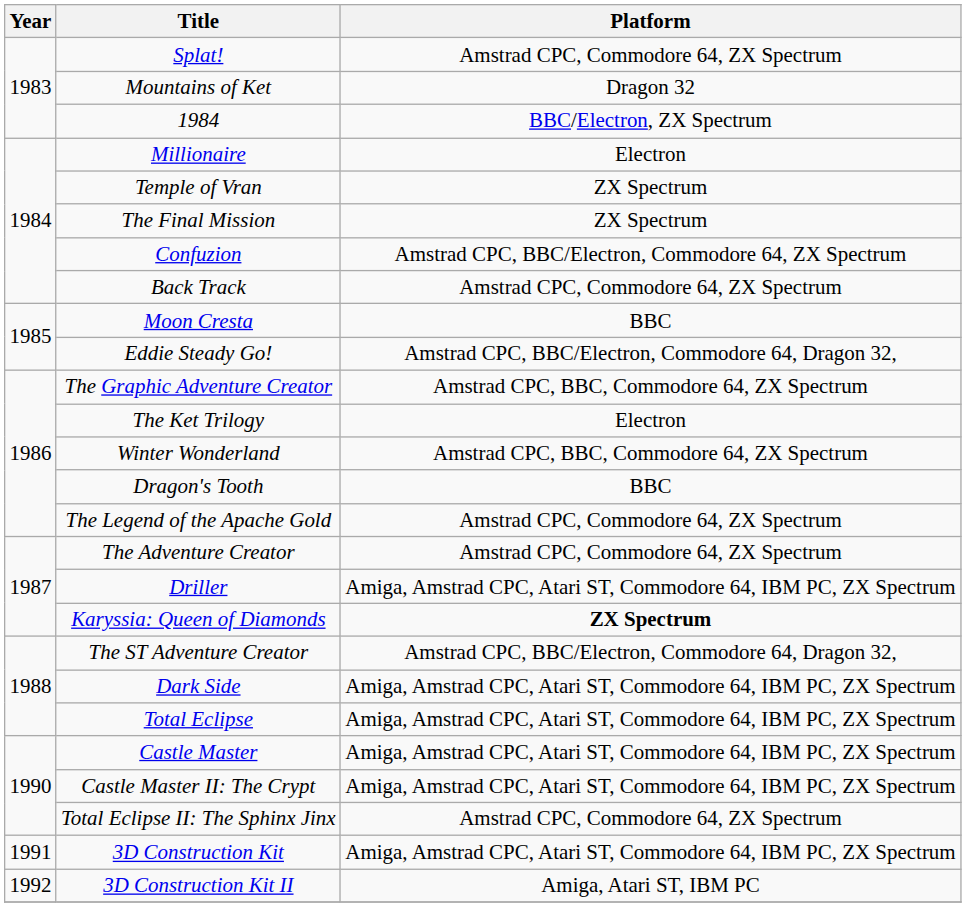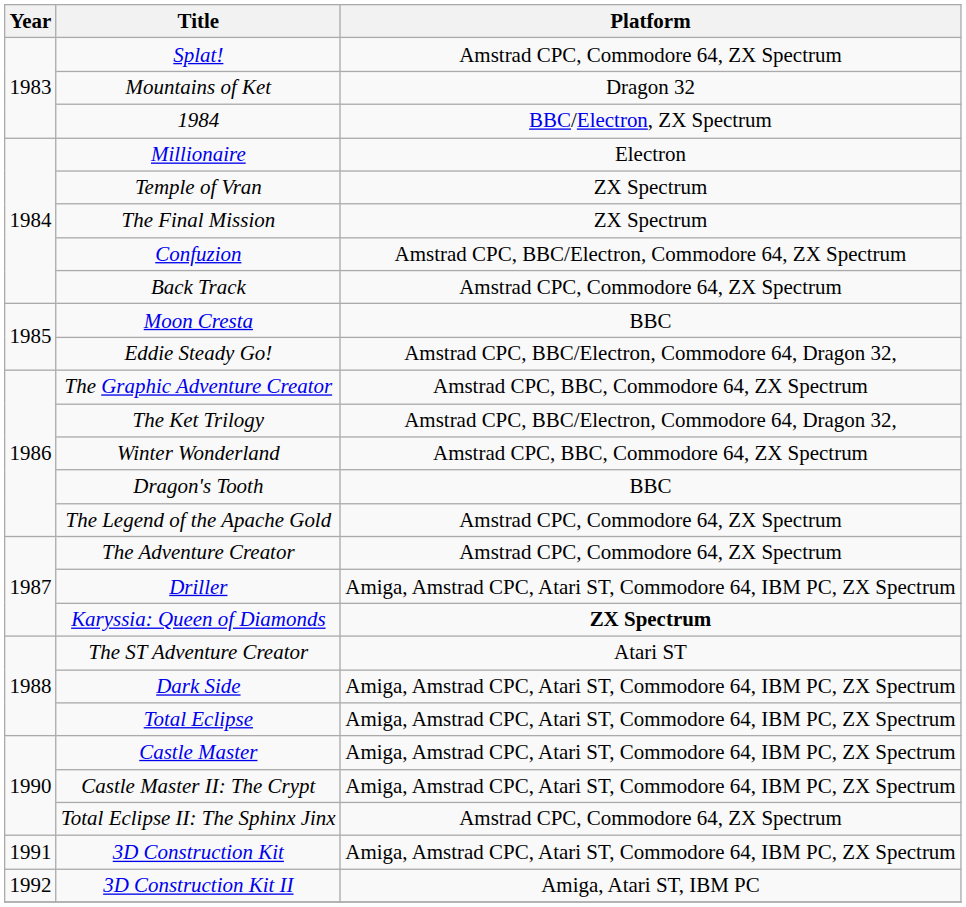(650, 420) Electron -> (650, 420) Amstrad CPC, BBC/Electron, Commodore 64, Dragon 32,
(650, 652) Amstrad CPC, BBC/Electron, Commodore 64, Dragon 32, -> (650, 652) Atari ST
